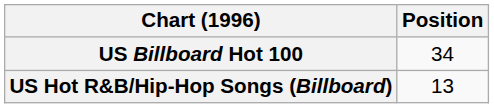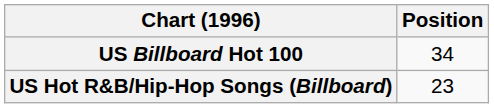(443, 86) 13 -> (443, 86) 23
